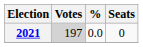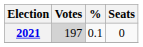(95, 33) 0.0 -> (95, 33) 0.1
